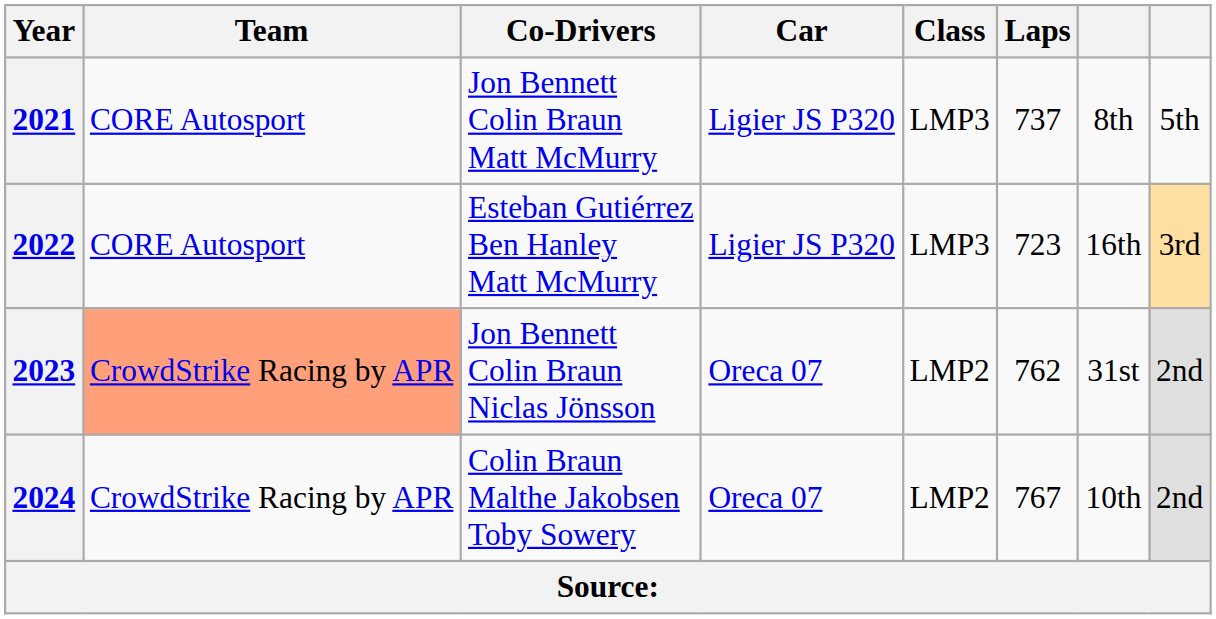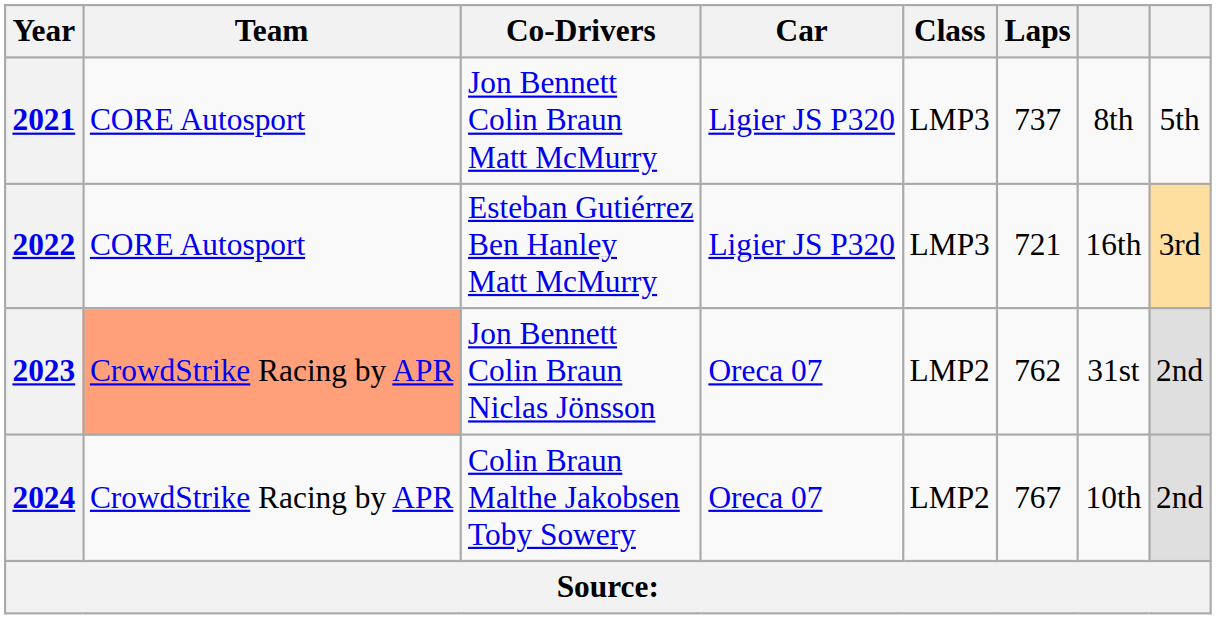(1038, 245) 723 -> (1038, 245) 721
